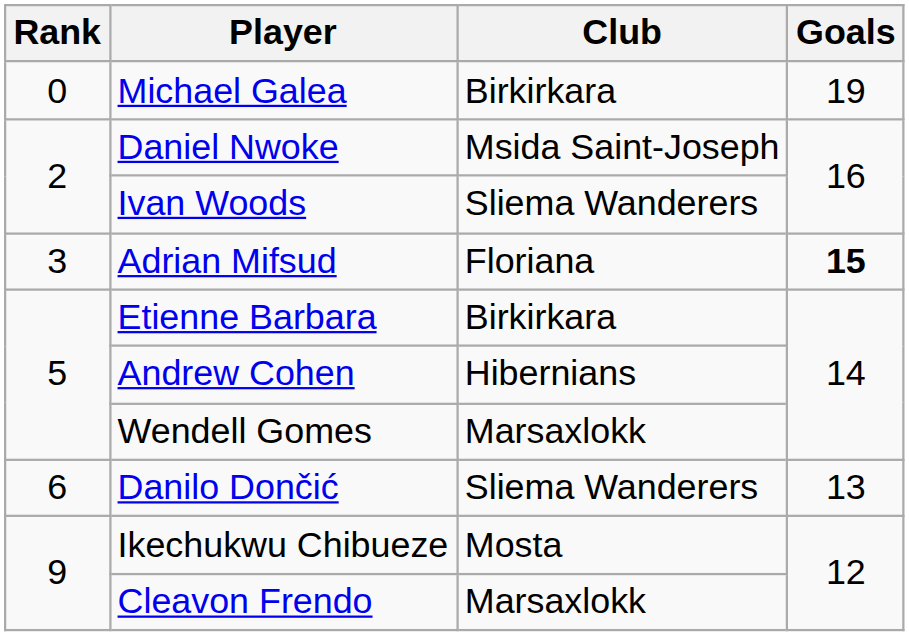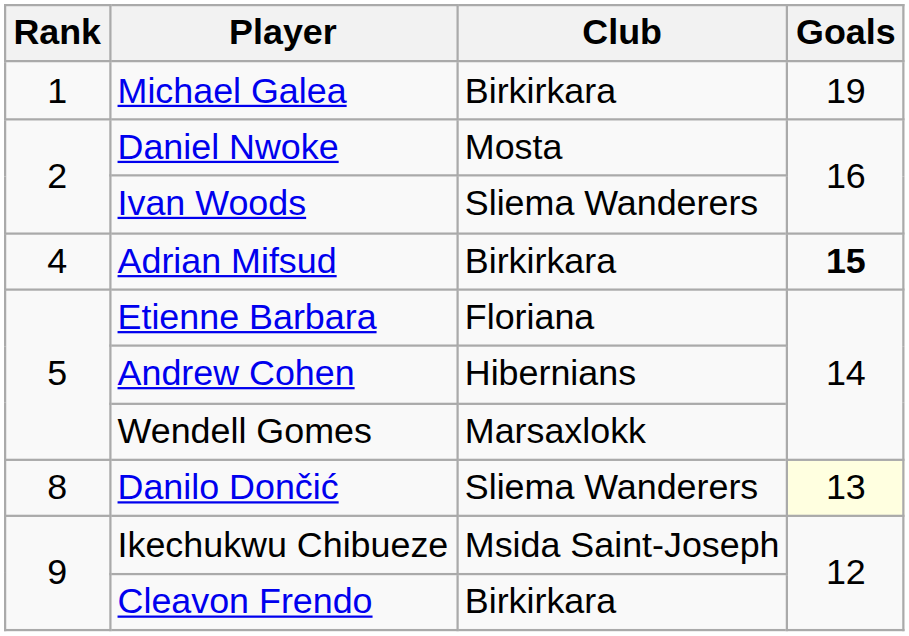(57, 89) 0 -> (57, 89) 1
(622, 146) Msida Saint-Joseph -> (514, 146) Mosta
(57, 260) 3 -> (57, 260) 4
(530, 260) Floriana -> (540, 260) Birkirkara
(540, 317) Birkirkara -> (530, 317) Floriana
(57, 487) 6 -> (57, 487) 8
(846, 487) no background -> (846, 487) lightyellow background
(514, 544) Mosta -> (622, 544) Msida Saint-Joseph
(555, 601) Marsaxlokk -> (540, 601) Birkirkara
